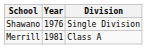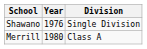(54, 37) 1981 -> (54, 37) 1980
